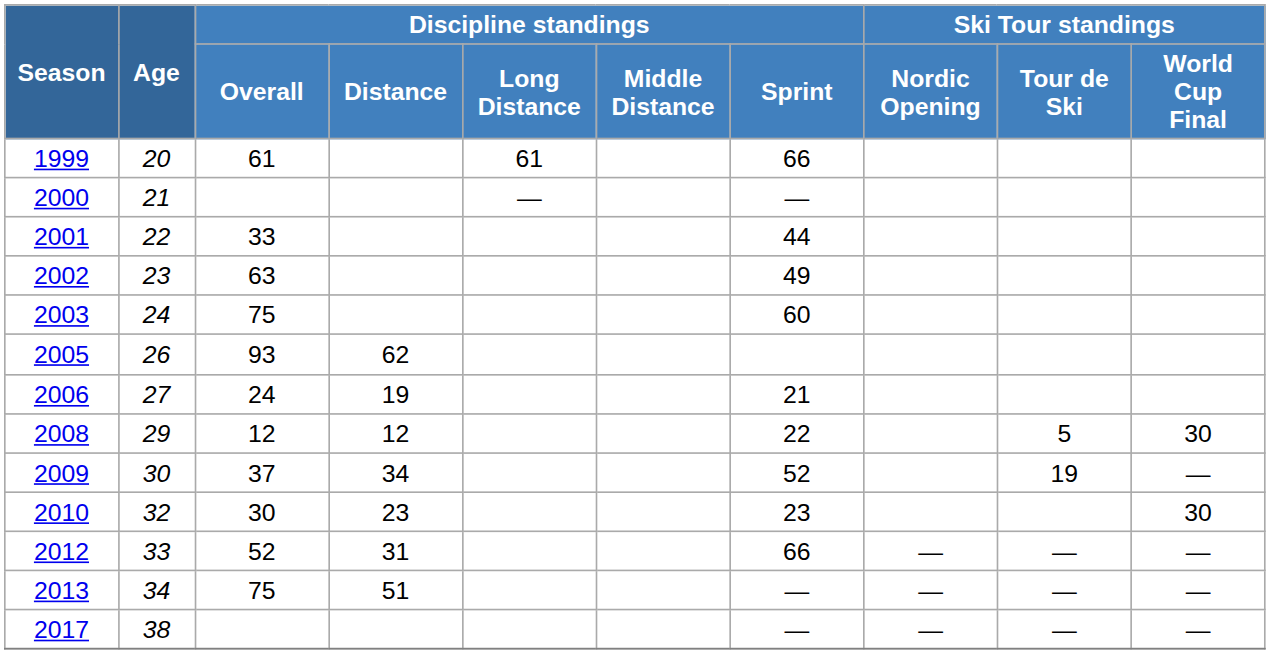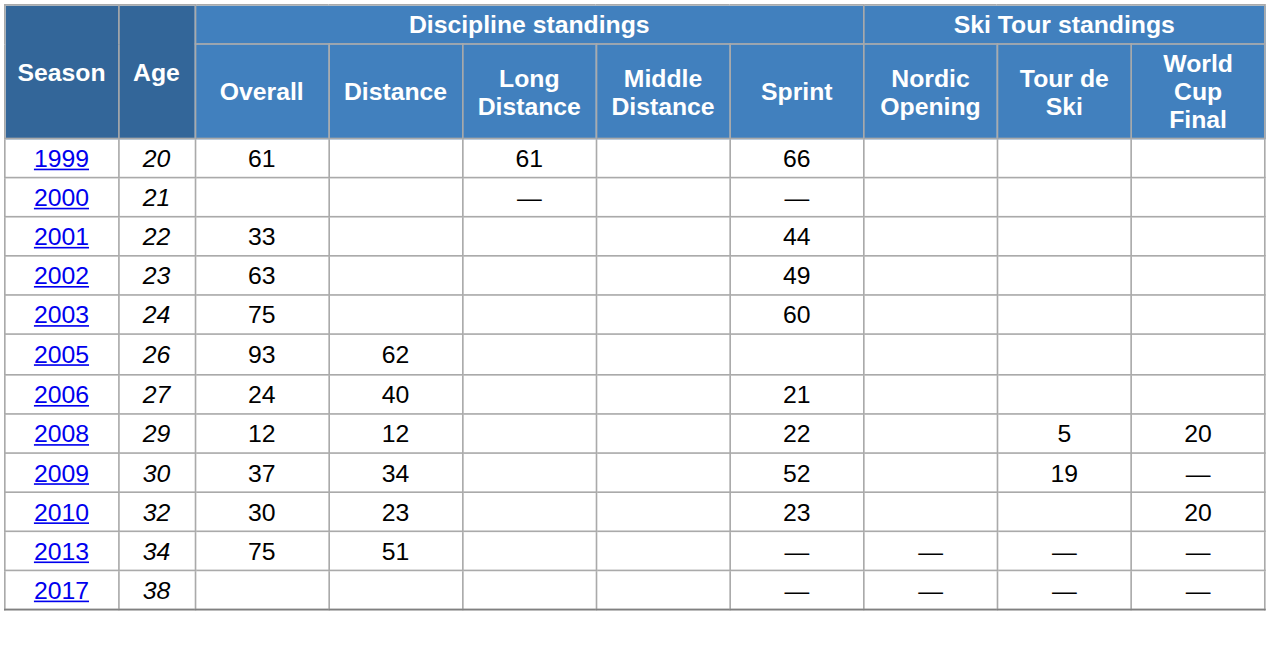(396, 394) 19 -> (396, 394) 40
(1198, 433) 30 -> (1198, 433) 20
(1198, 511) 30 -> (1198, 511) 20
- row: (61, 551)
